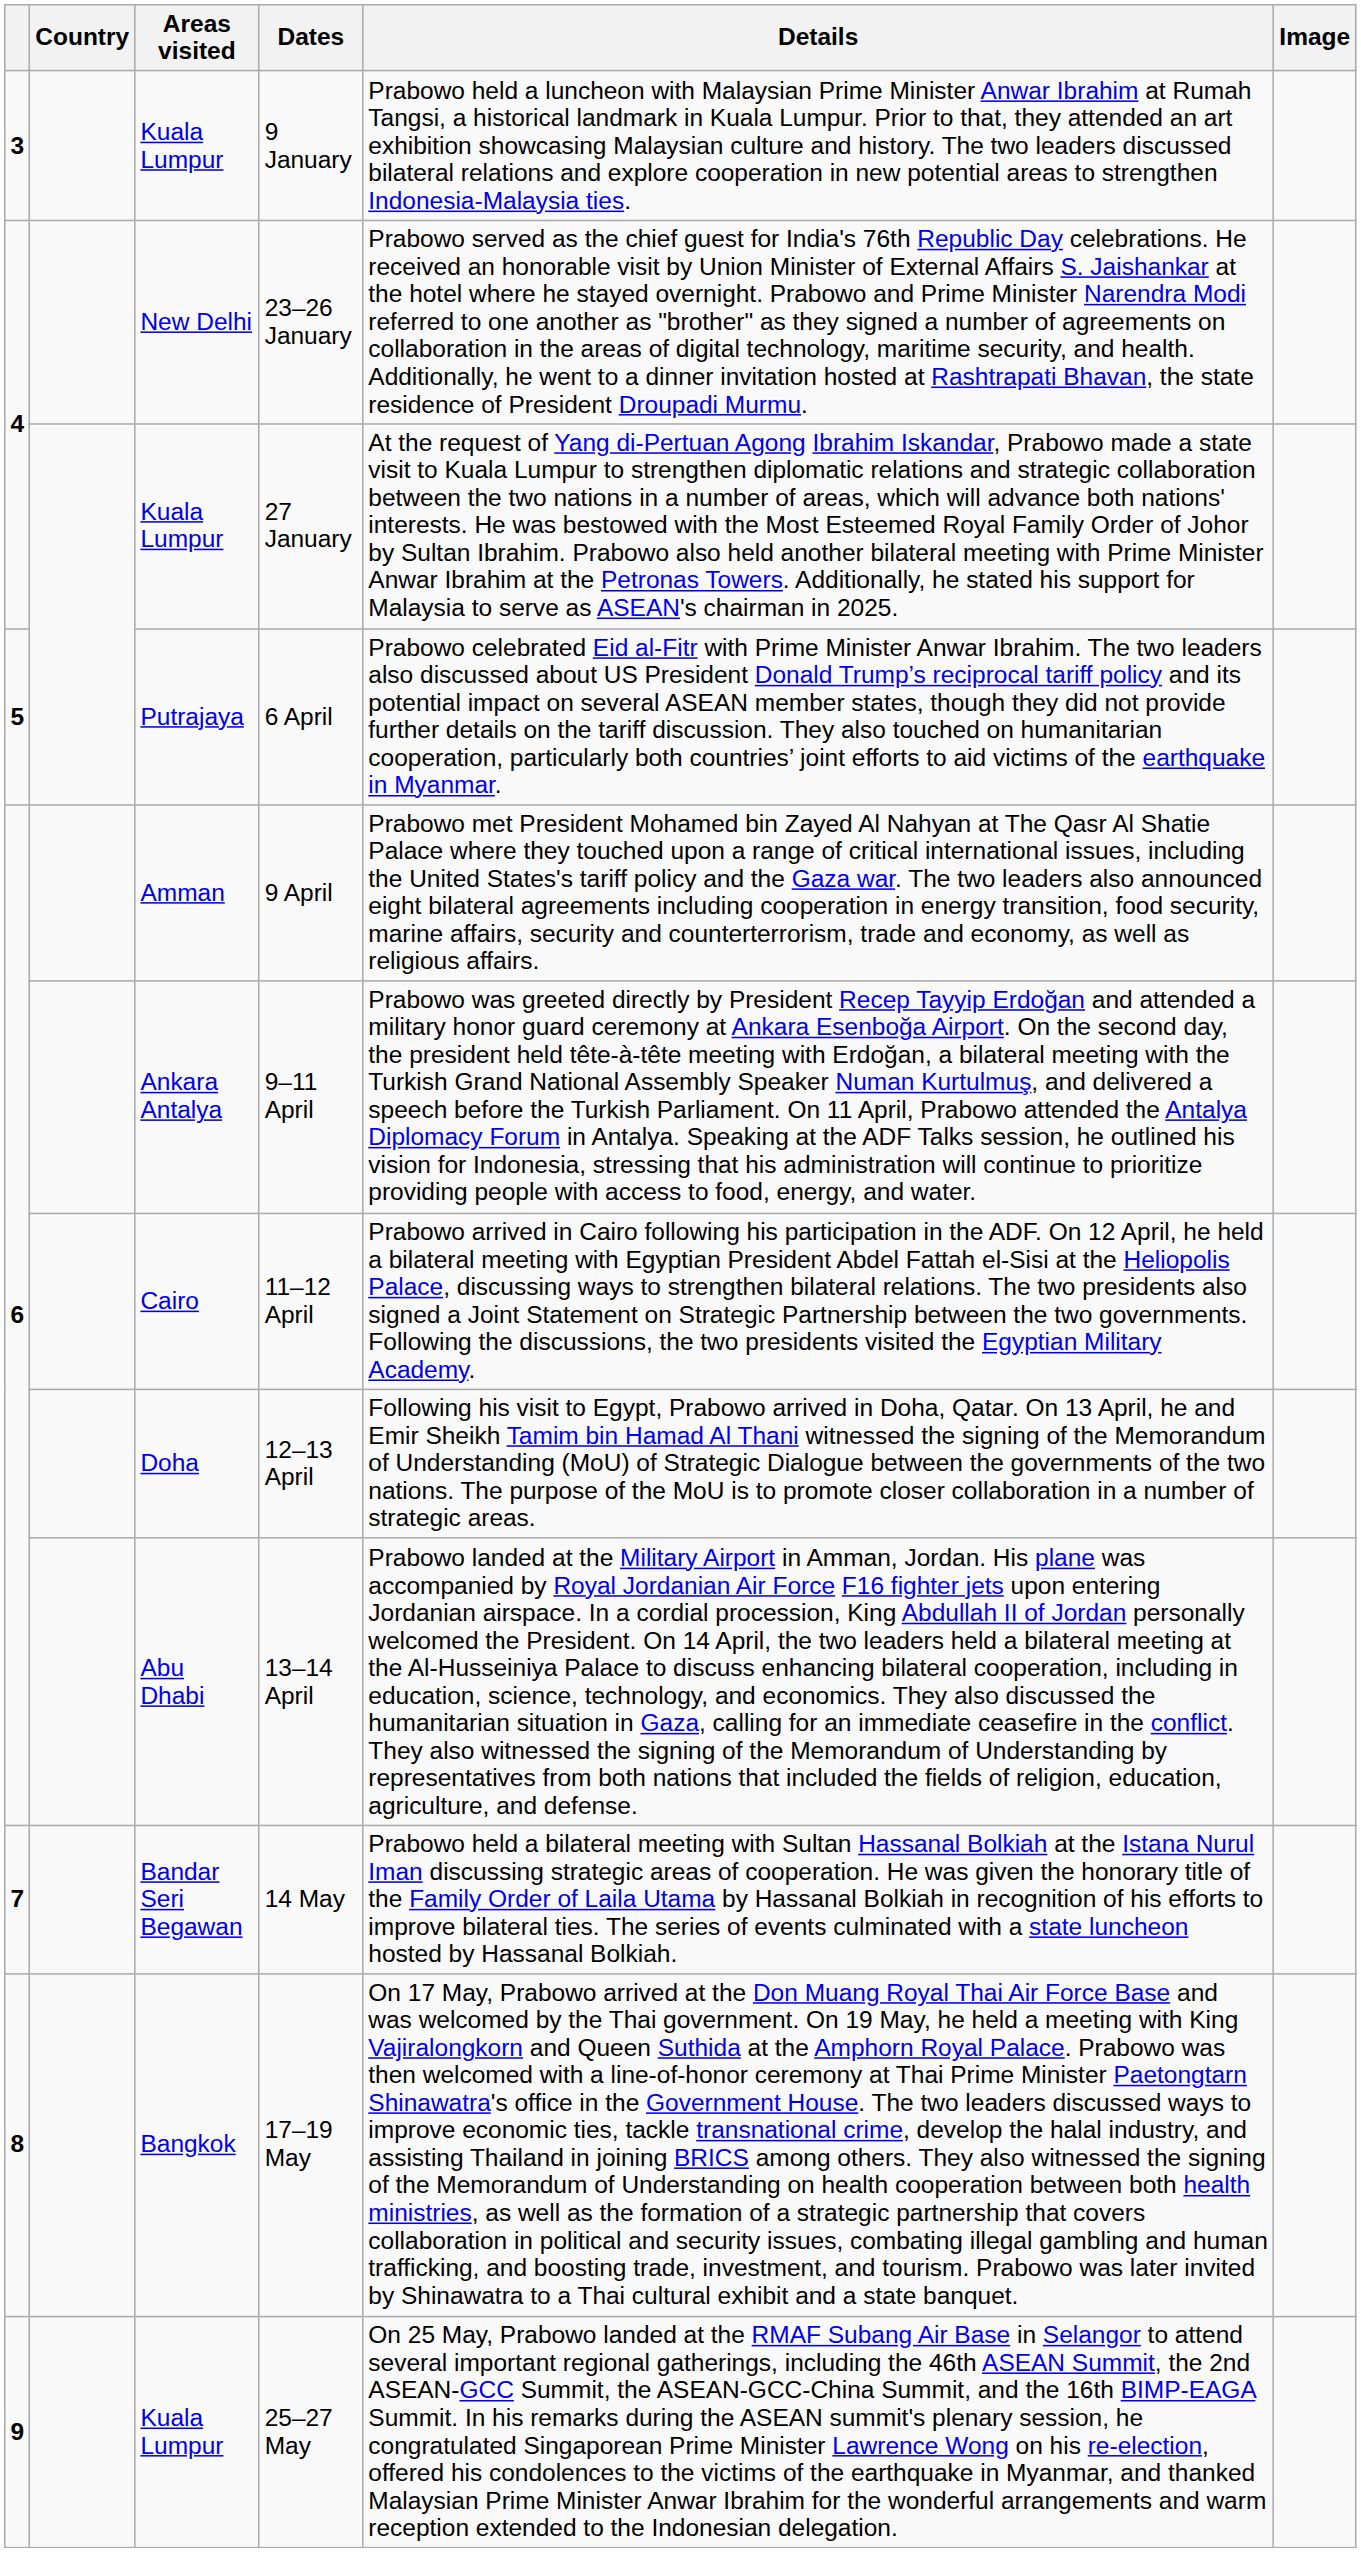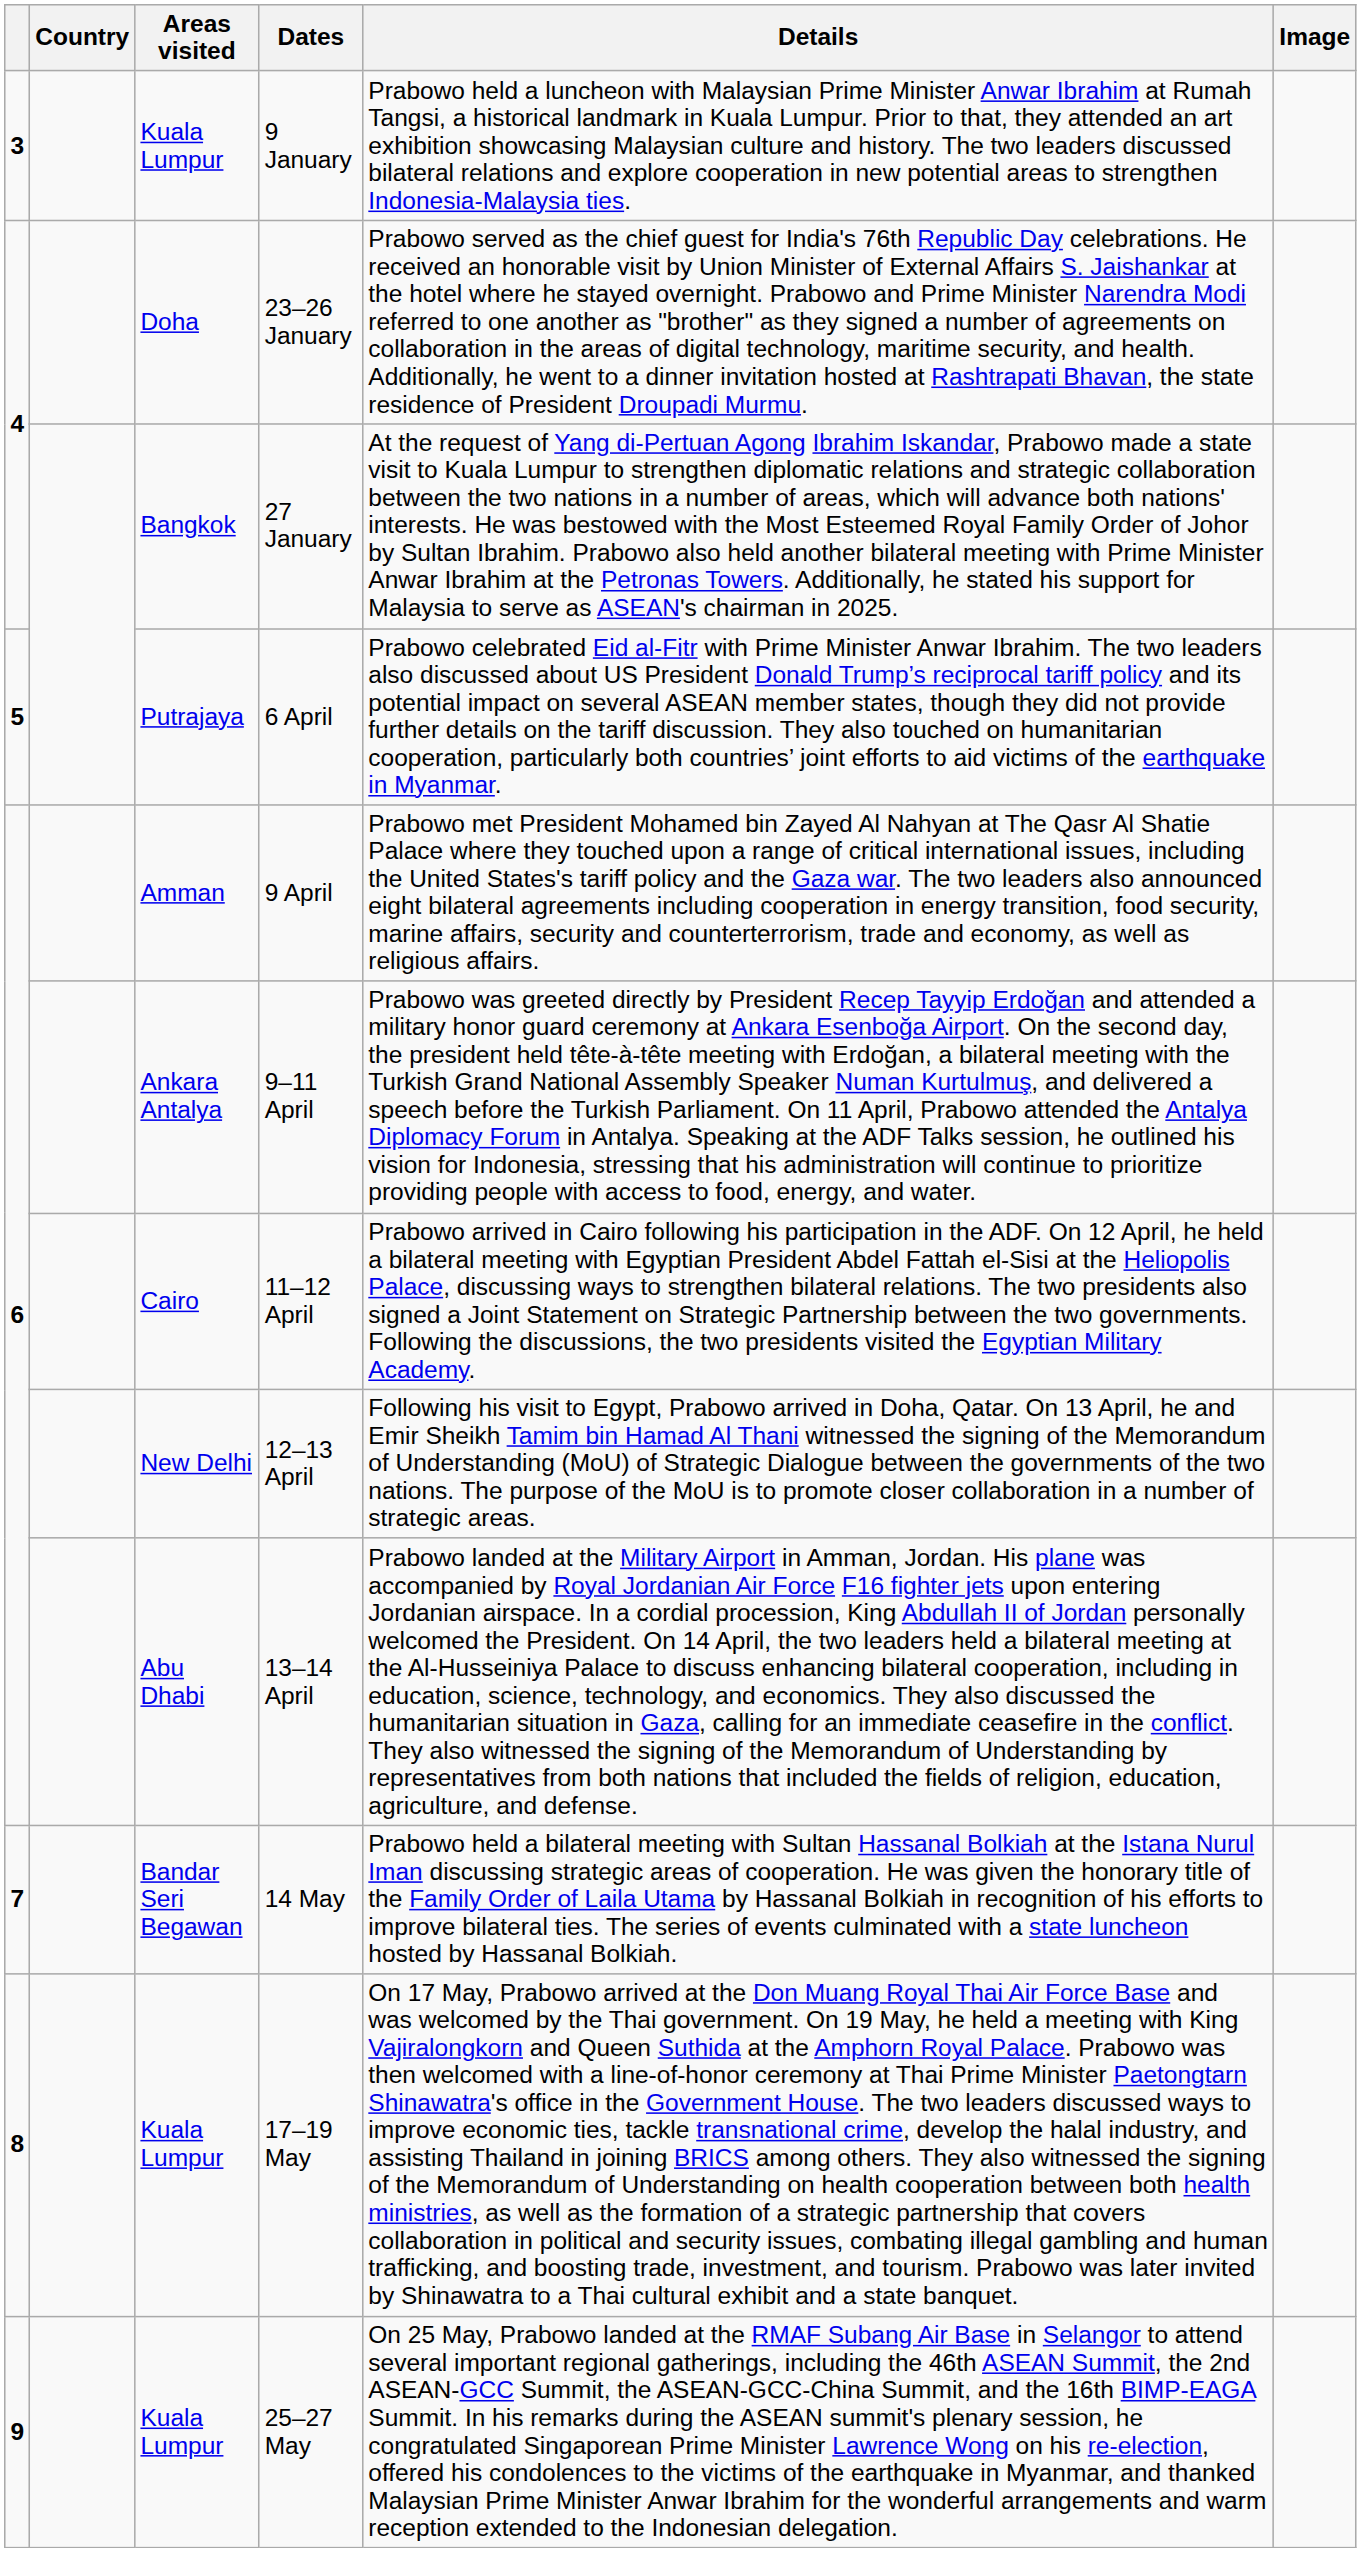(196, 321) New Delhi -> (170, 321) Doha
(182, 525) Kuala Lumpur -> (188, 525) Bangkok
(170, 1463) Doha -> (196, 1463) New Delhi
(188, 2144) Bangkok -> (182, 2144) Kuala Lumpur
